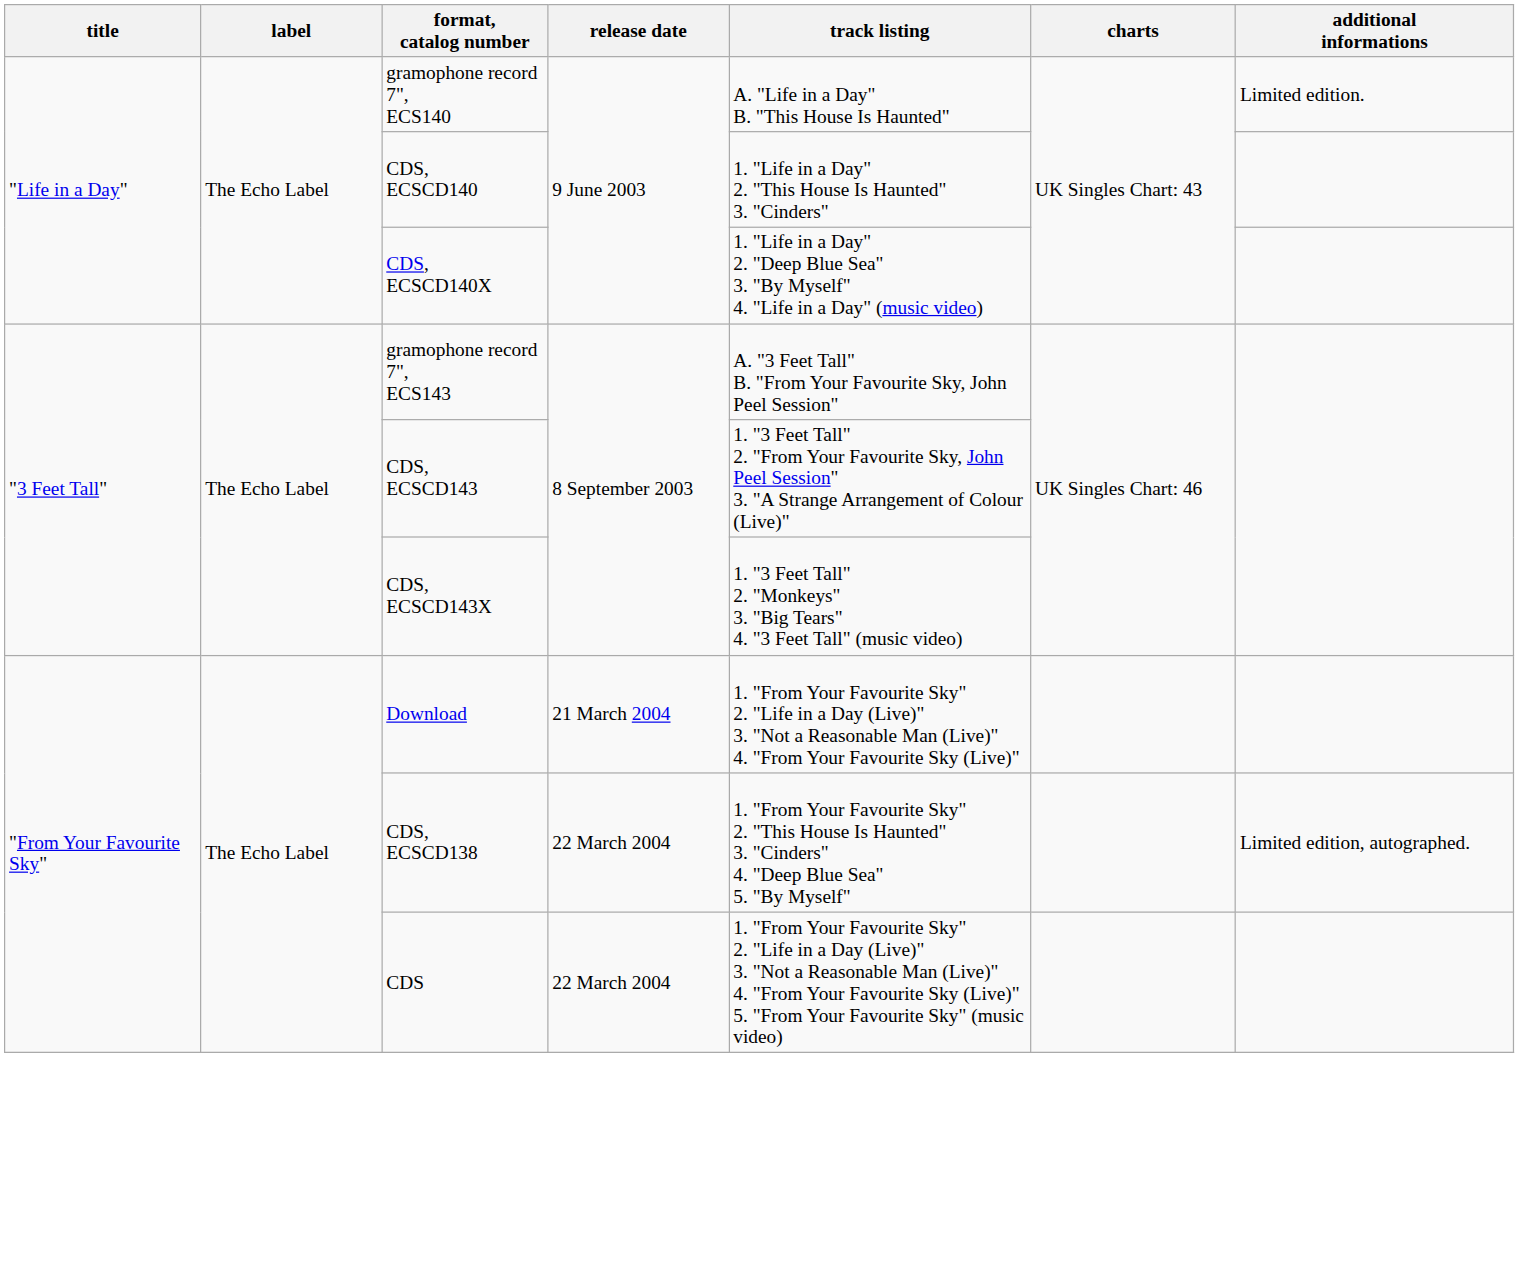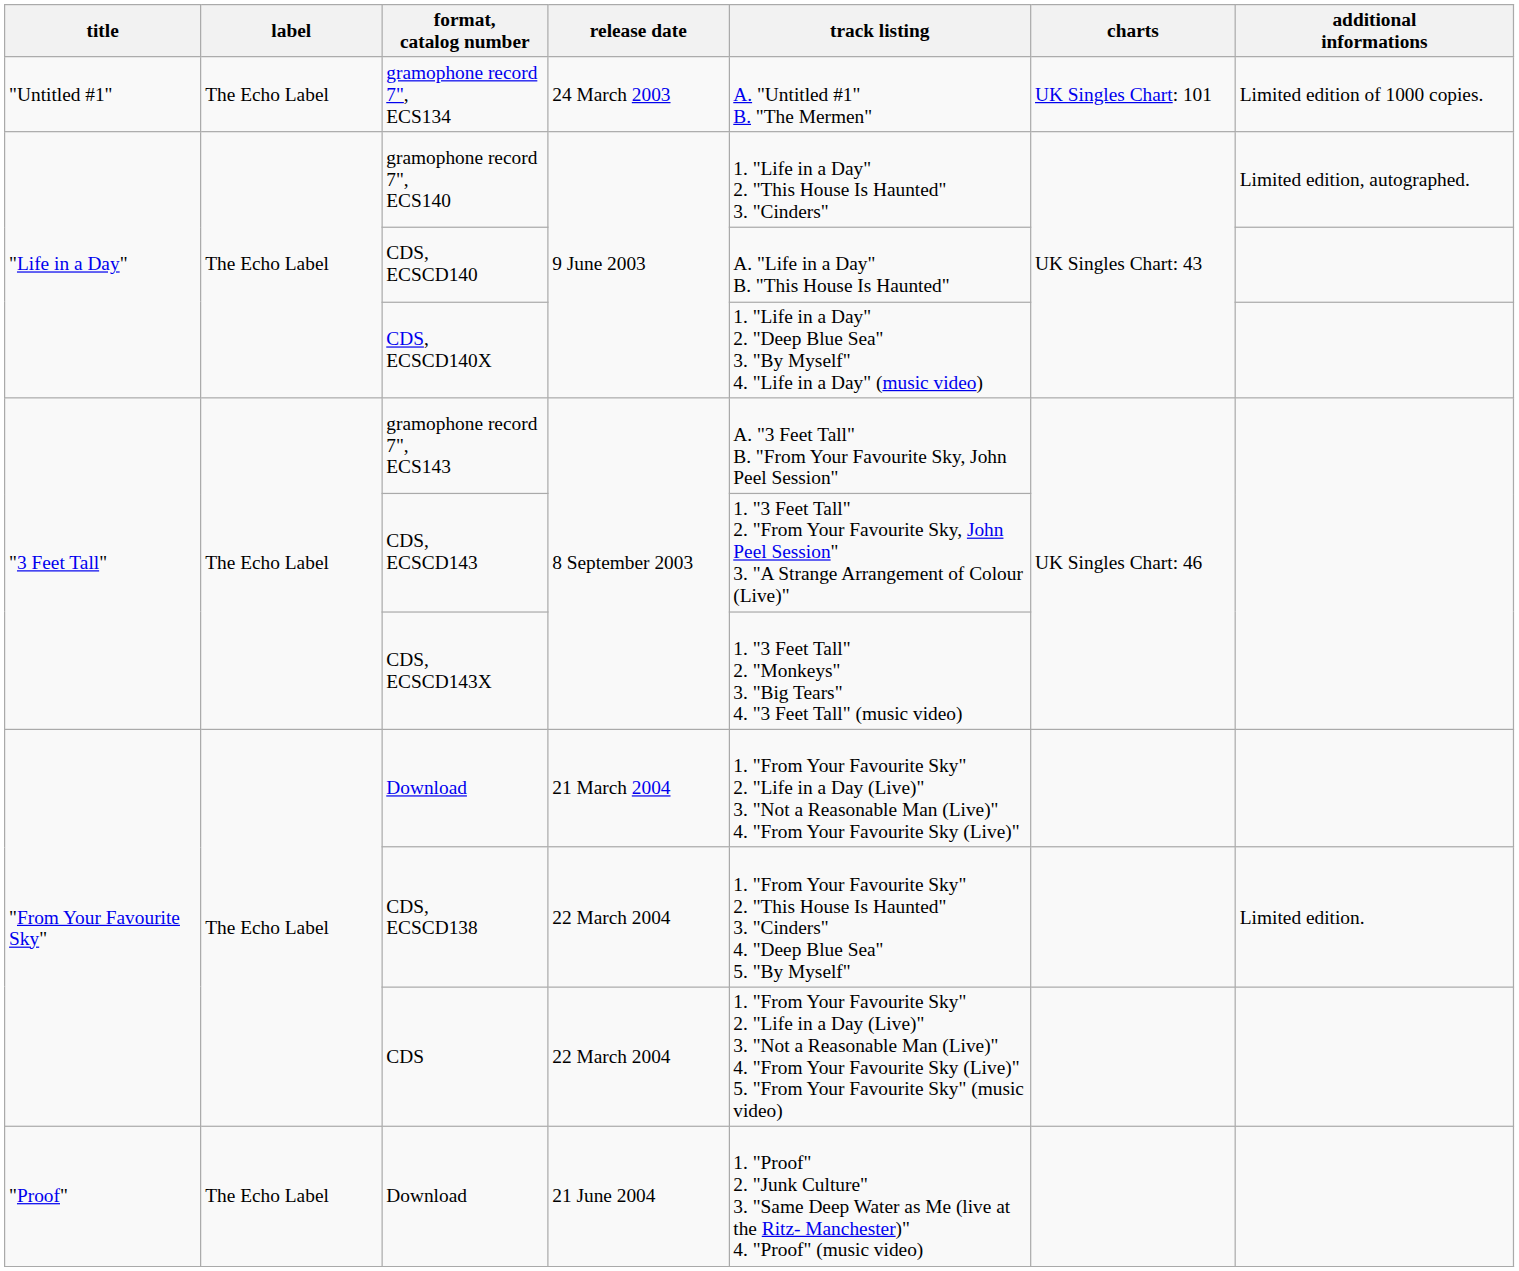+ row: (462, 94)
(841, 105) A. "Life in a Day" B. "This House Is Haunted" -> (840, 190) 1. "Life in a Day" 2. "This House Is Haunted" 3. "Cinders"
(1302, 94) Limited edition. -> (1355, 179) Limited edition, autographed.
(840, 190) 1. "Life in a Day" 2. "This House Is Haunted" 3. "Cinders" -> (841, 275) A. "Life in a Day" B. "This House Is Haunted"
(1355, 842) Limited edition, autographed. -> (1302, 916) Limited edition.
+ row: (427, 1196)
